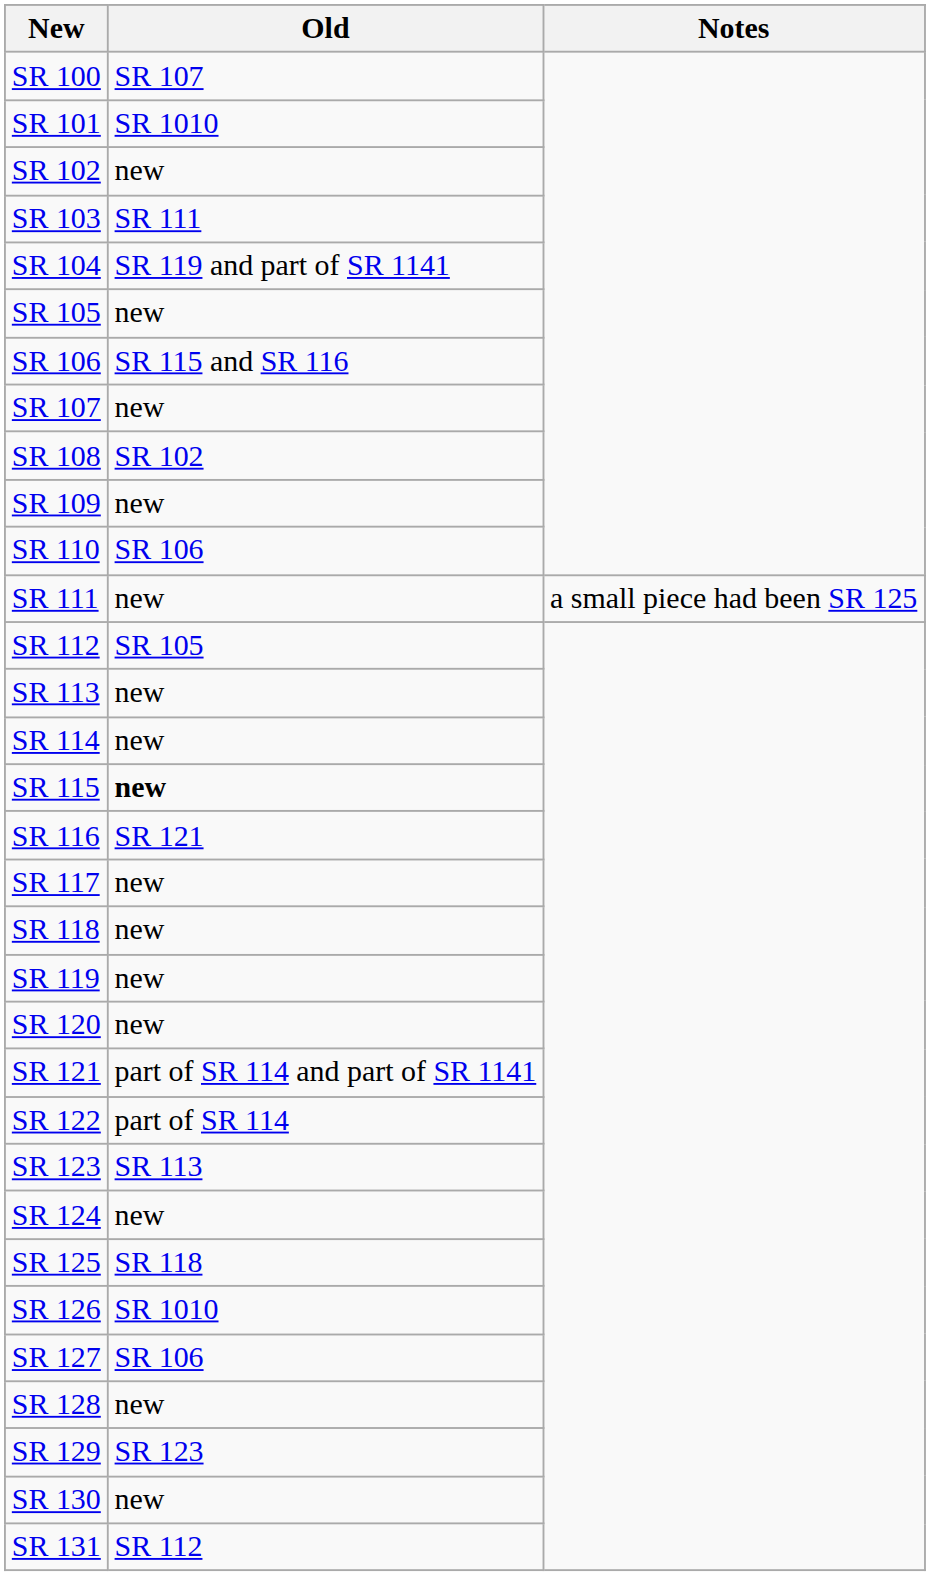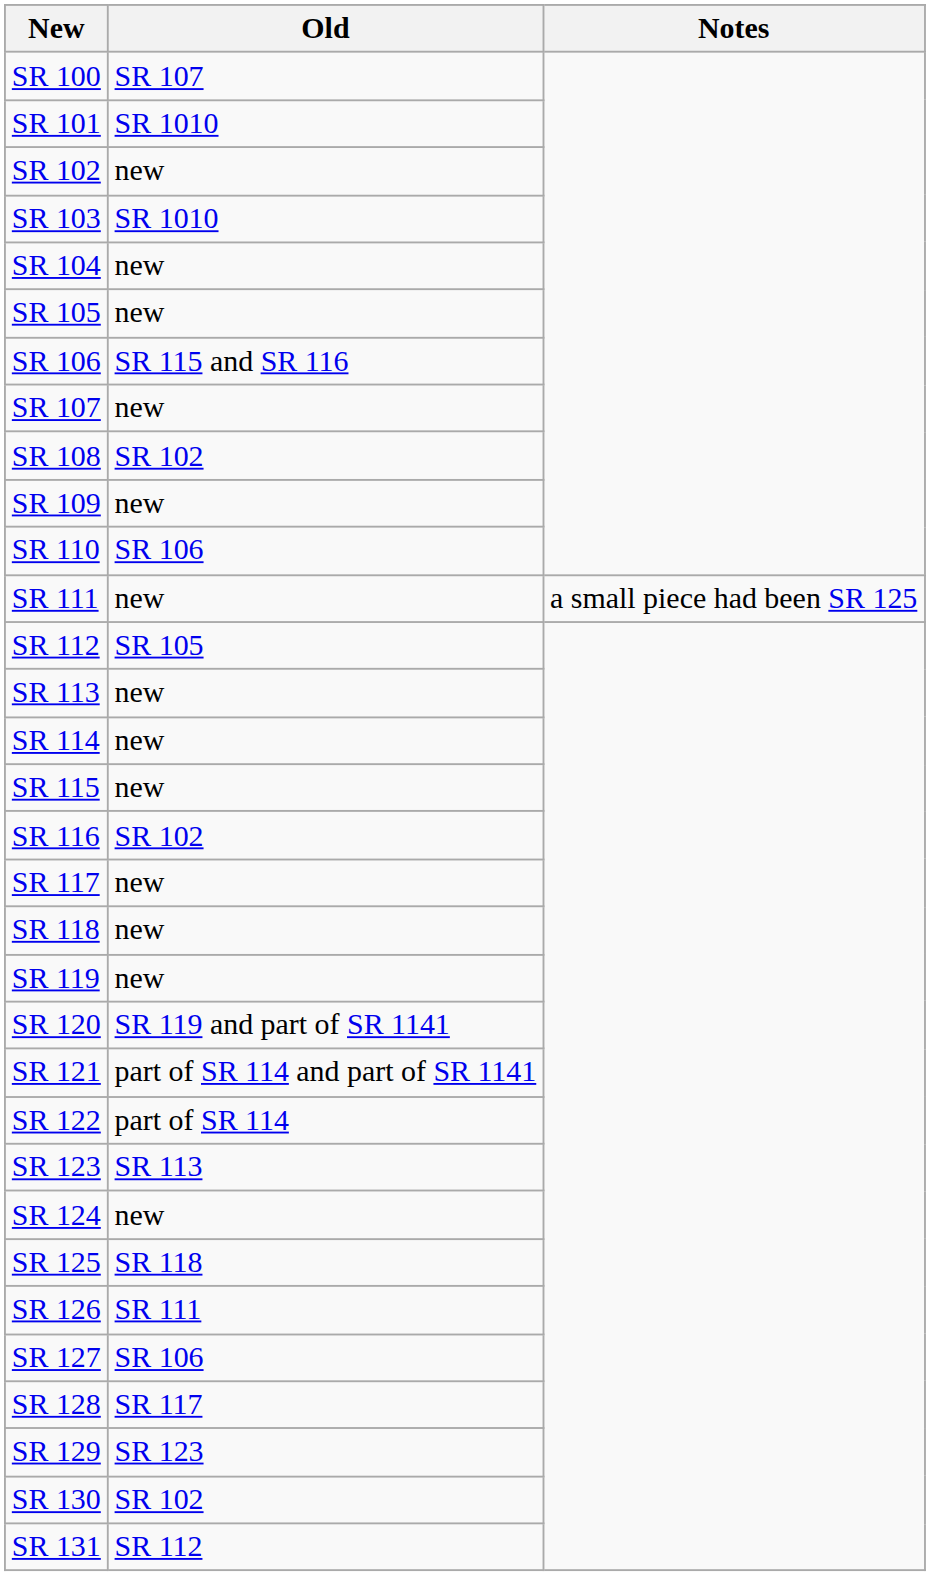(158, 218) SR 111 -> (167, 218) SR 1010
(282, 265) SR 119 and part of SR 1141 -> (140, 265) new
(140, 787) bold -> (140, 787) normal
(159, 834) SR 121 -> (159, 834) SR 102
(140, 1024) new -> (282, 1024) SR 119 and part of SR 1141
(167, 1309) SR 1010 -> (158, 1309) SR 111
(140, 1404) new -> (159, 1404) SR 117
(140, 1499) new -> (159, 1499) SR 102
